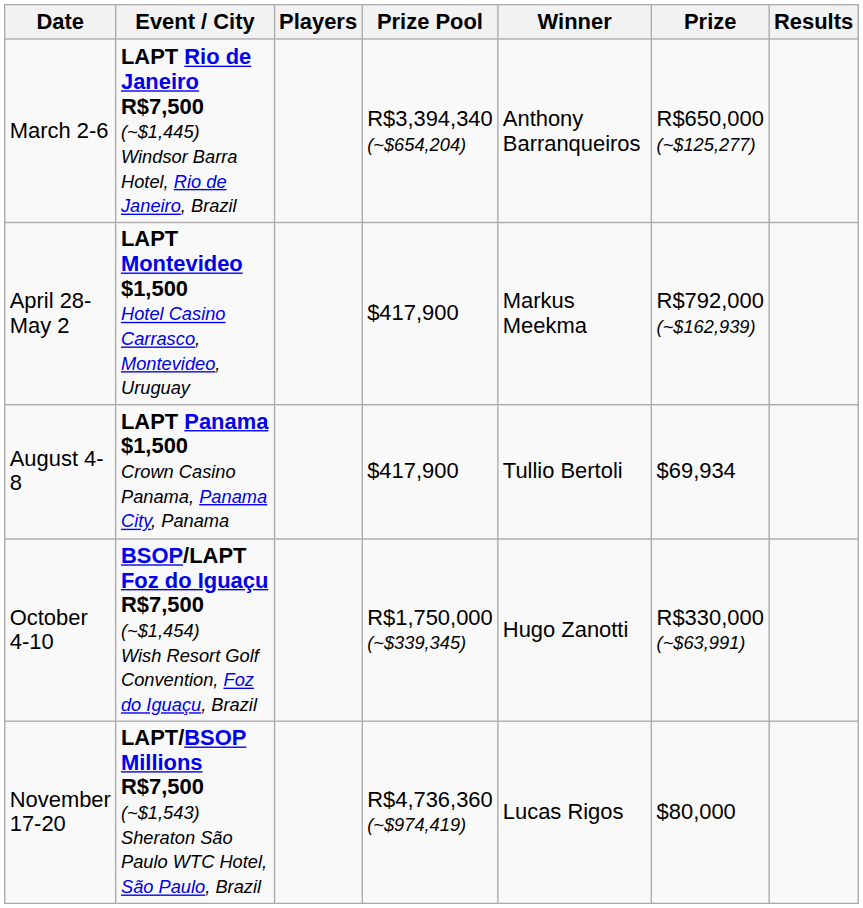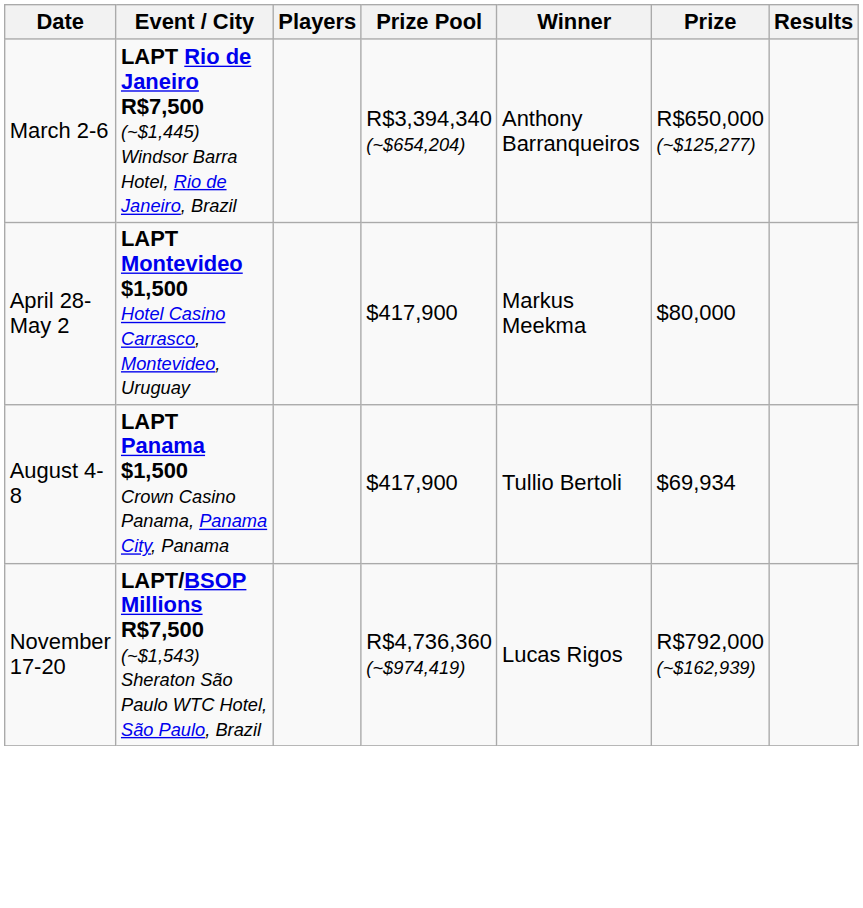(710, 313) R$792,000 (~$162,939) -> (696, 313) $80,000
- row: (49, 629)
(696, 812) $80,000 -> (710, 654) R$792,000 (~$162,939)
